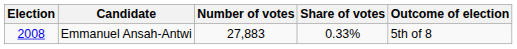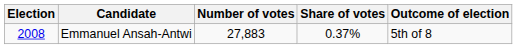(343, 33) 0.33% -> (343, 33) 0.37%
